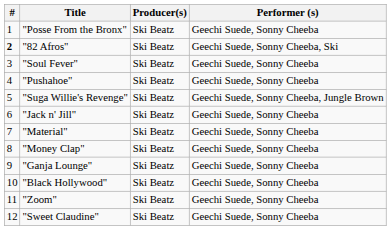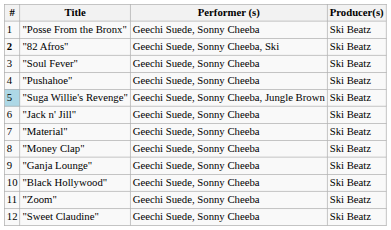columns swapped: (160, 13) <-> (288, 13)
(9, 98) no background -> (9, 98) lightblue background
